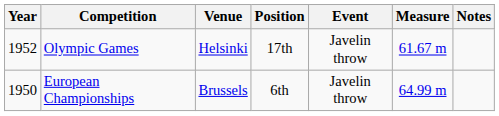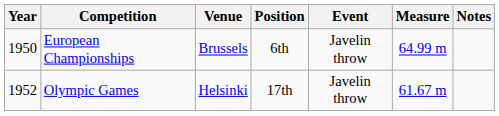rows swapped: (89, 90) <-> (91, 49)
